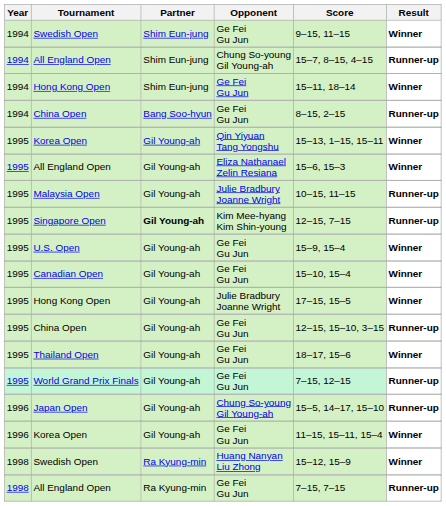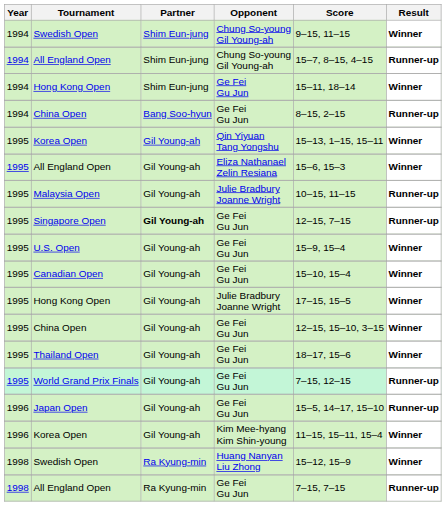(232, 34) Ge Fei Gu Jun -> (254, 34) Chung So-young Gil Young-ah
(251, 221) Kim Mee-hyang Kim Shin-young -> (232, 221) Ge Fei Gu Jun
(414, 328) Runner-up -> (405, 328) Winner
(254, 408) Chung So-young Gil Young-ah -> (232, 408) Ge Fei Gu Jun
(232, 435) Ge Fei Gu Jun -> (251, 435) Kim Mee-hyang Kim Shin-young
